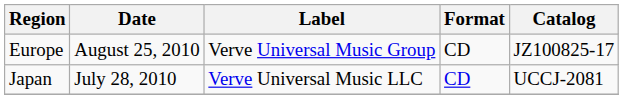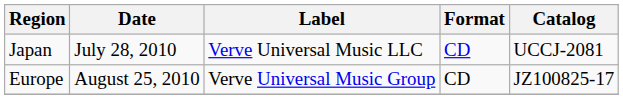rows swapped: (30, 79) <-> (36, 49)
